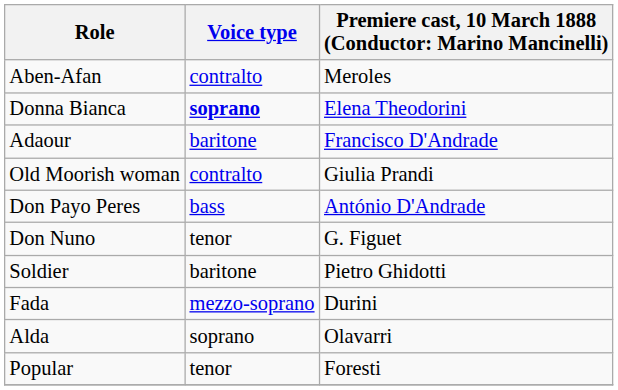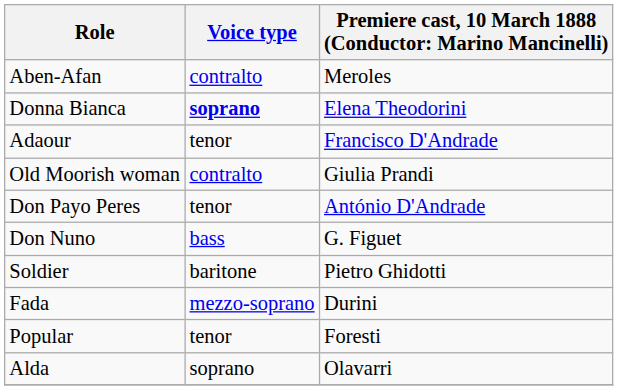(223, 141) baritone -> (210, 141) tenor
(207, 206) bass -> (210, 206) tenor
(210, 238) tenor -> (207, 238) bass
rows swapped: (29, 336) <-> (41, 368)
